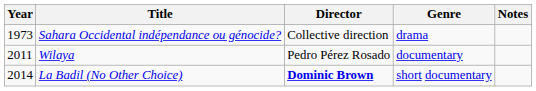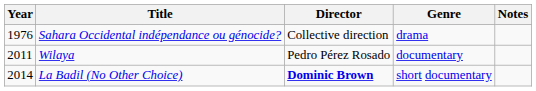(20, 34) 1973 -> (20, 34) 1976
